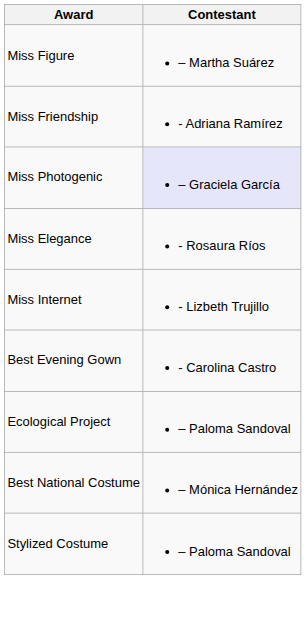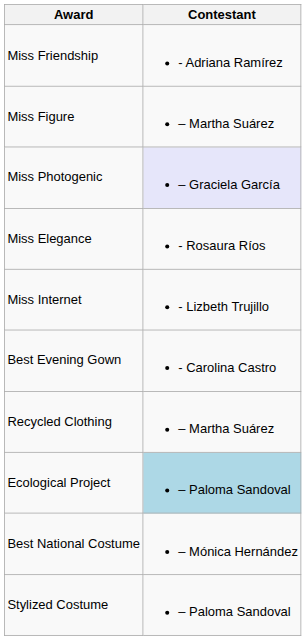rows swapped: (41, 55) <-> (53, 116)
+ row: (60, 421)
(222, 429) no background -> (222, 490) lightblue background
